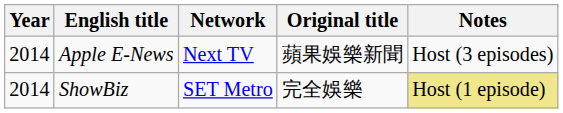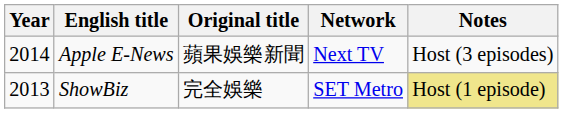columns swapped: (343, 20) <-> (228, 20)
(29, 90) 2014 -> (29, 90) 2013
